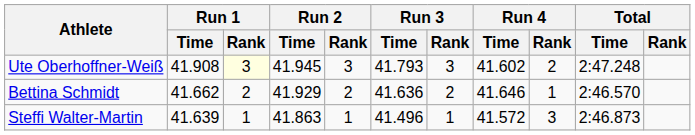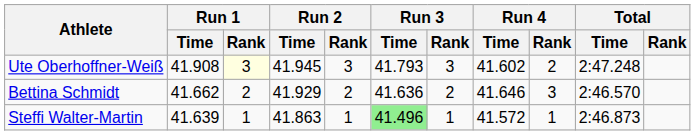(552, 93) 1 -> (552, 93) 3
(399, 118) no background -> (399, 118) lightgreen background
(552, 118) 3 -> (552, 118) 1
